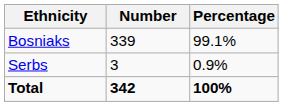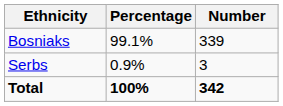columns swapped: (148, 16) <-> (234, 16)
